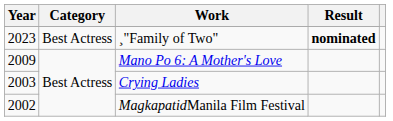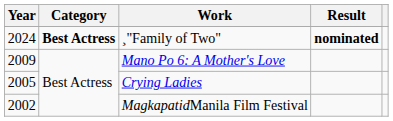(22, 37) 2023 -> (22, 37) 2024
(77, 37) normal -> (79, 37) bold
(22, 82) 2003 -> (22, 82) 2005
